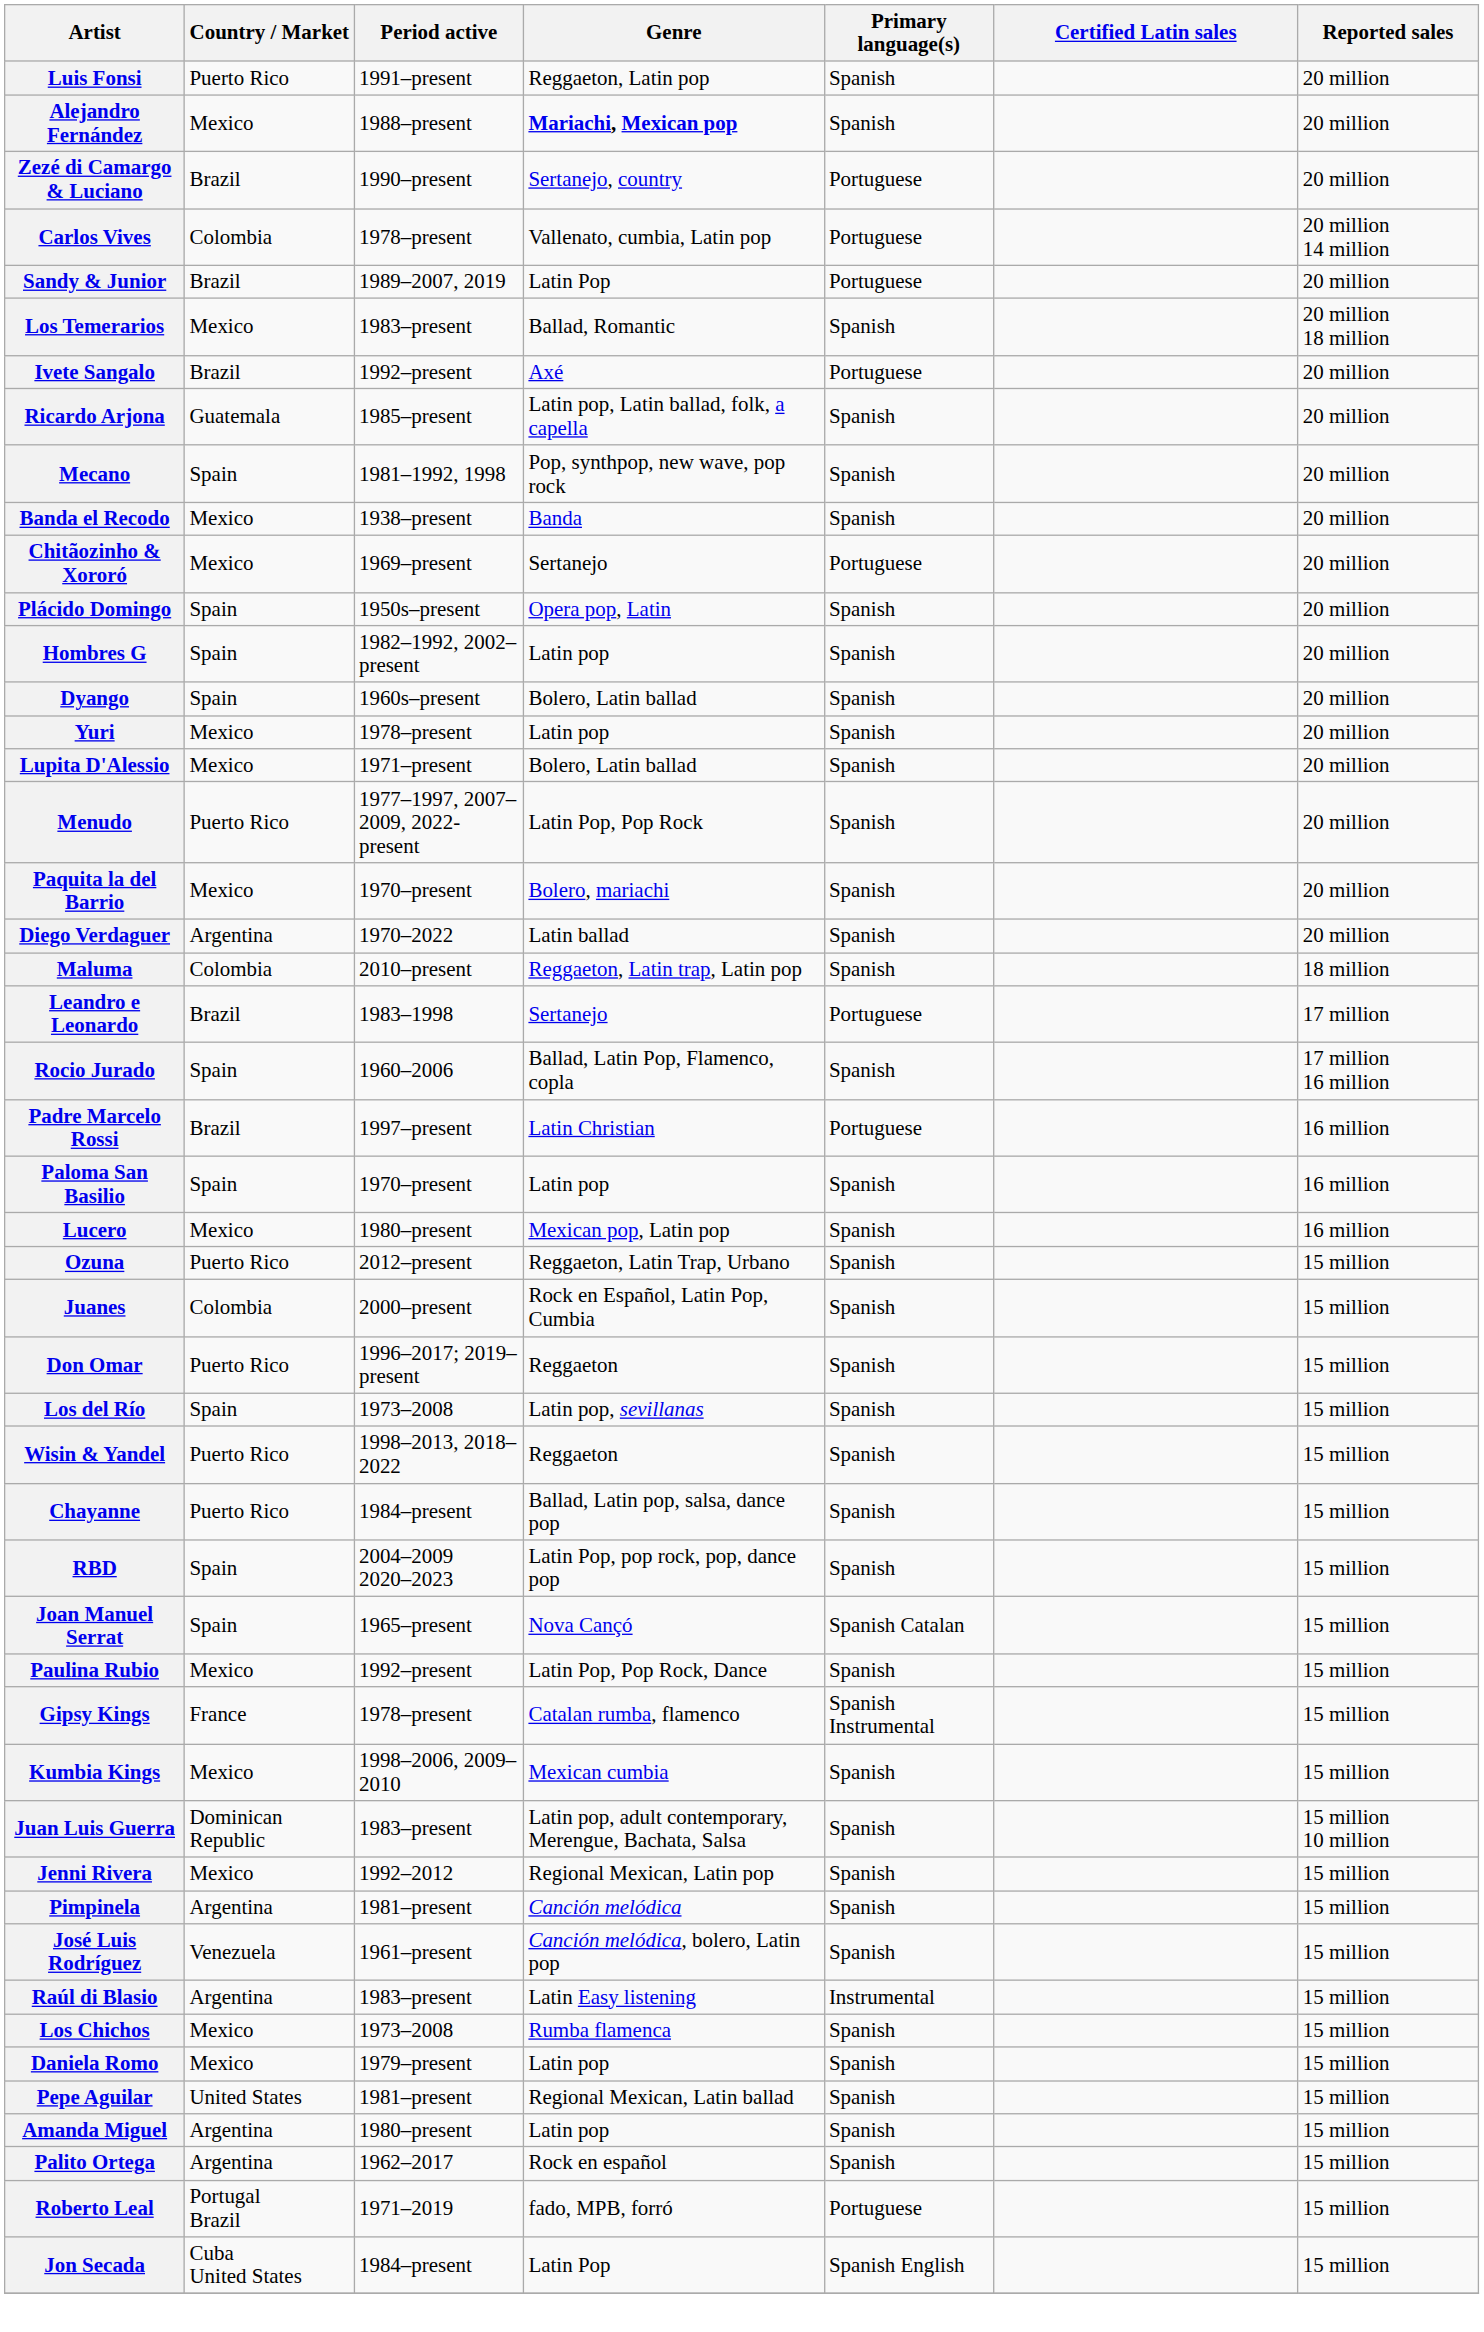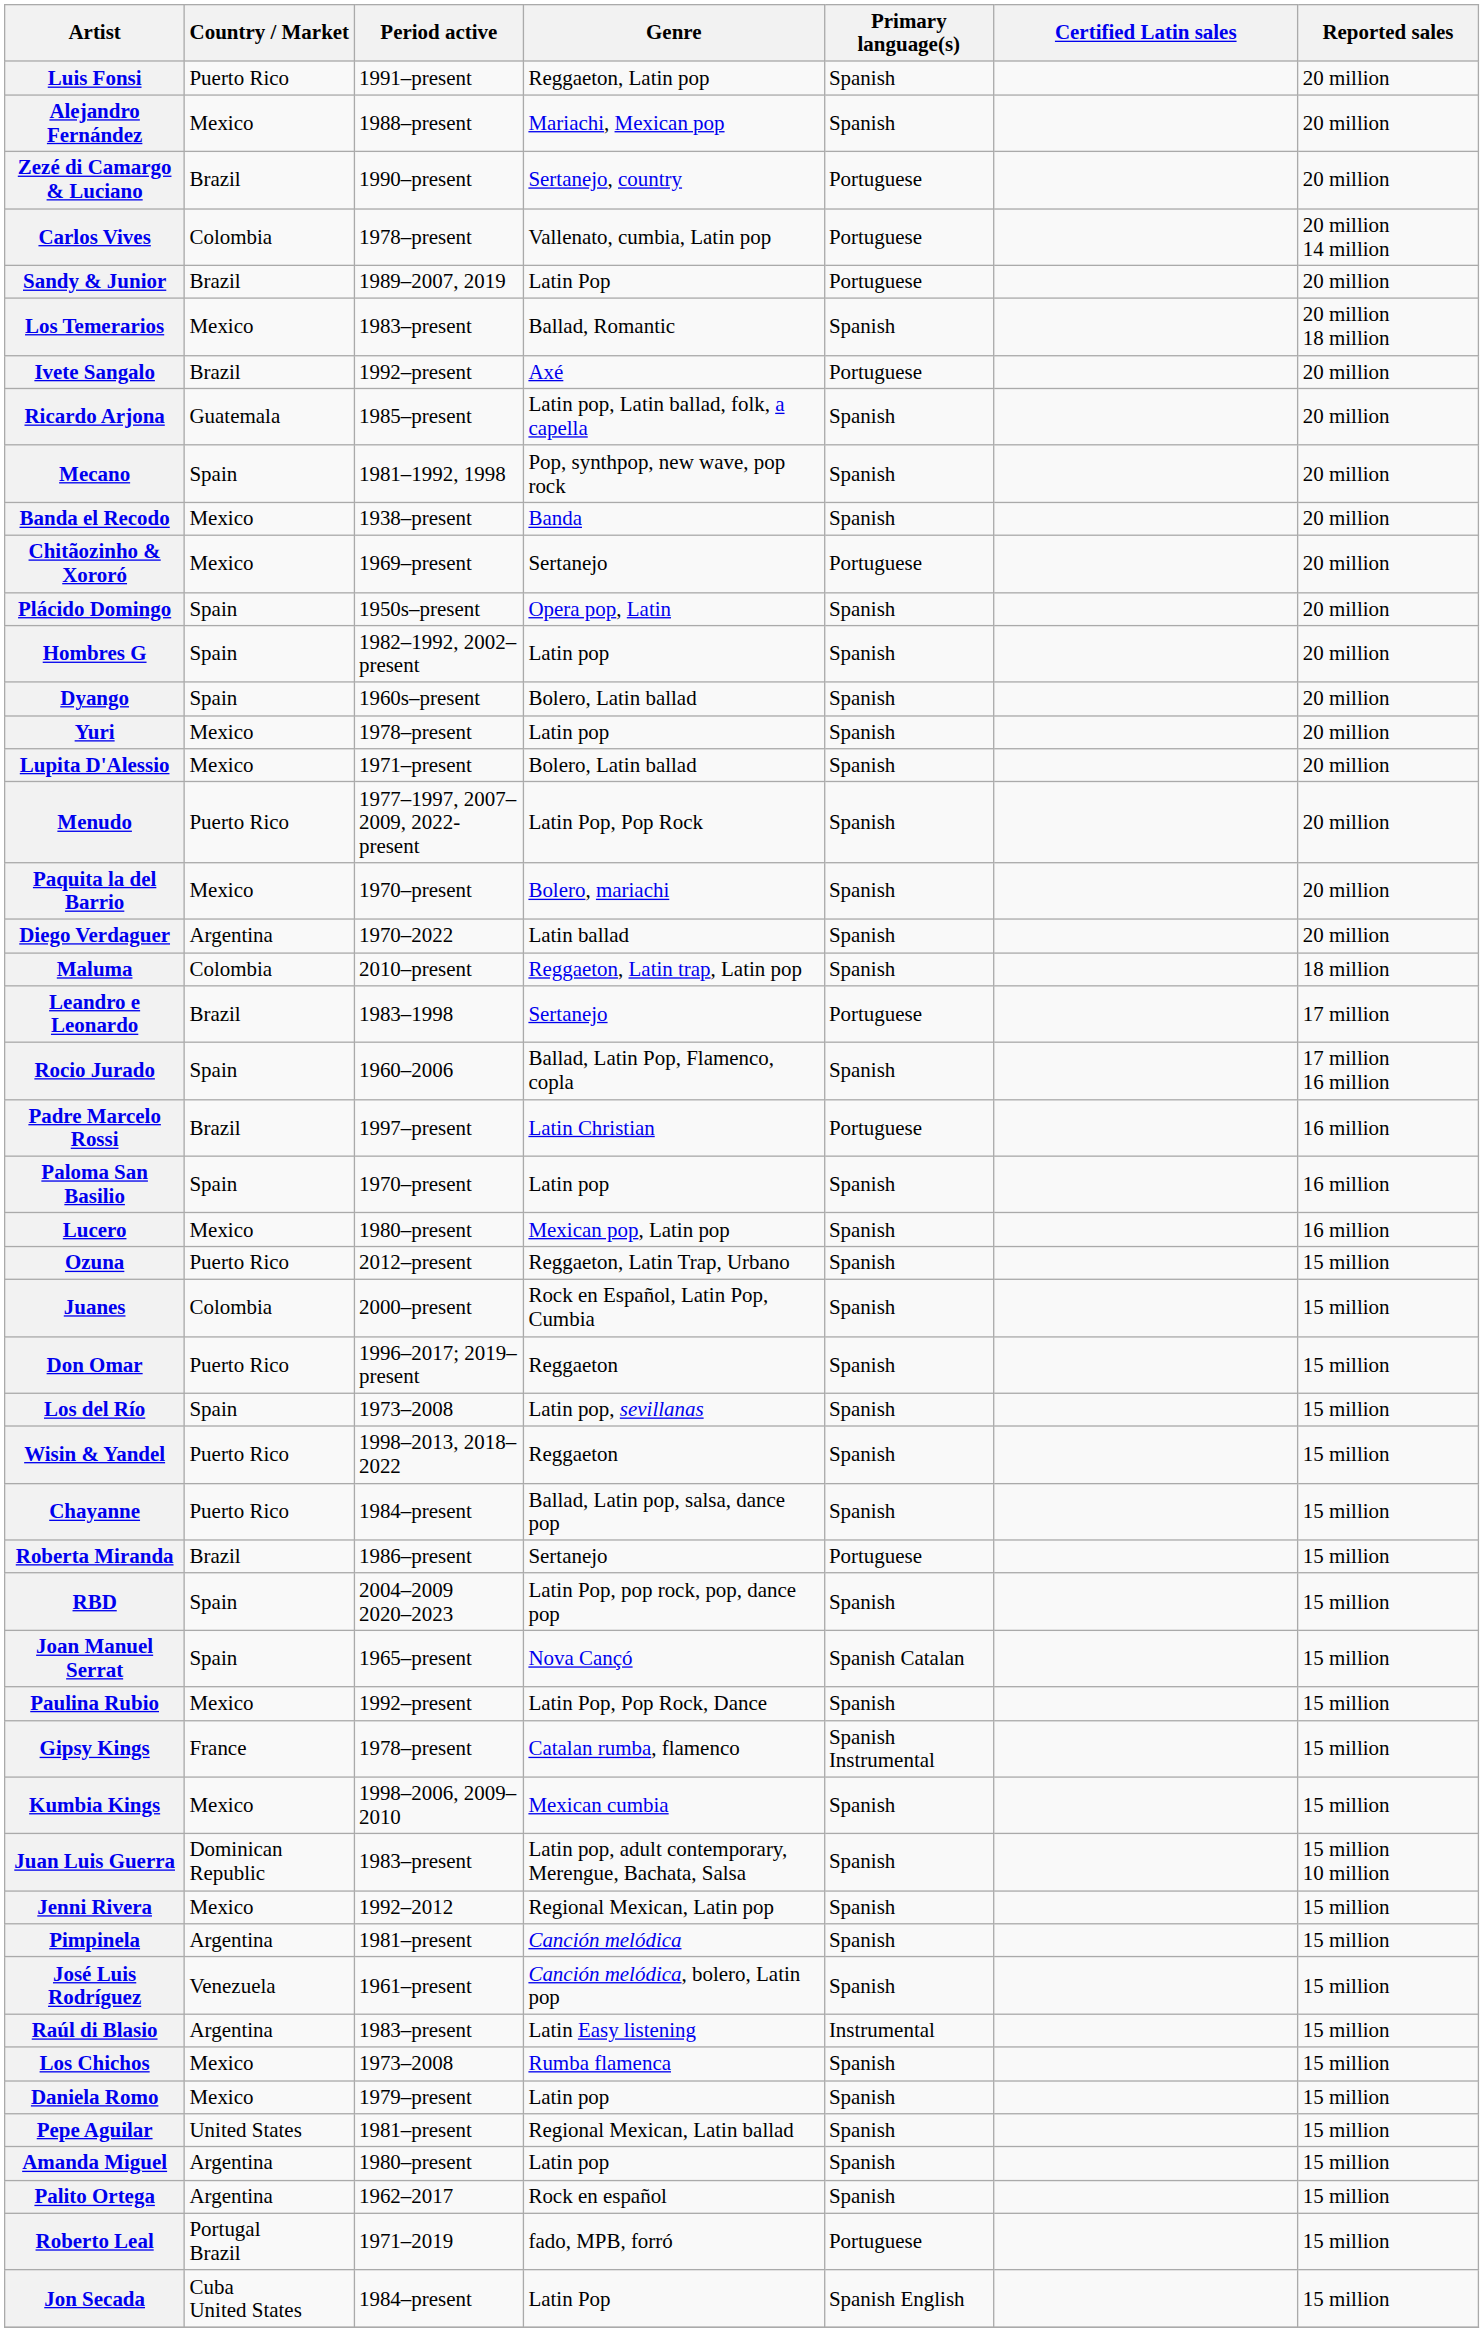(633, 122) bold -> (626, 122) normal
+ row: (95, 1556)
